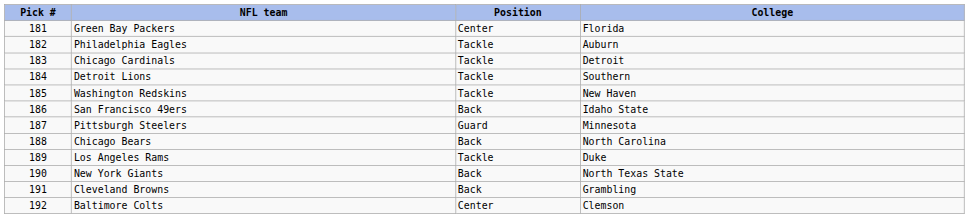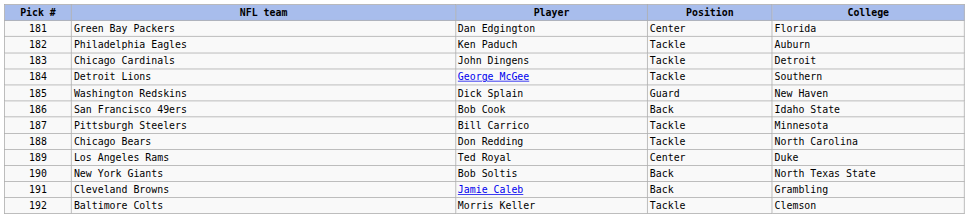+ column: (551, 12)
(476, 93) Tackle -> (665, 93) Guard
(473, 125) Guard -> (668, 125) Tackle
(470, 141) Back -> (668, 141) Tackle
(476, 157) Tackle -> (668, 157) Center
(476, 206) Center -> (668, 206) Tackle
